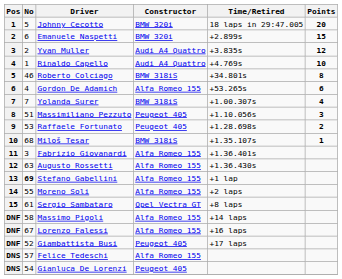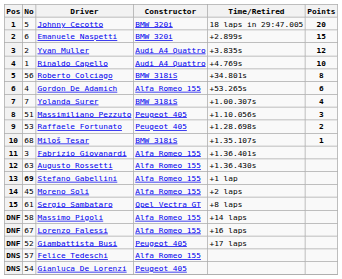(29, 76) 46 -> (29, 76) 56
(29, 191) 55 -> (29, 191) 45
